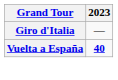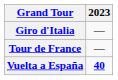+ row: (45, 48)
